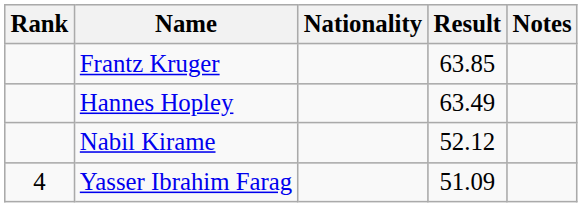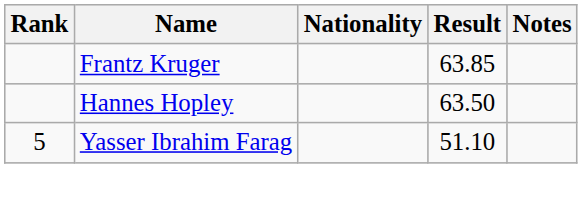(467, 102) 63.49 -> (467, 102) 63.50
- row: (148, 142)
(39, 181) 4 -> (39, 142) 5
(467, 181) 51.09 -> (467, 142) 51.10
